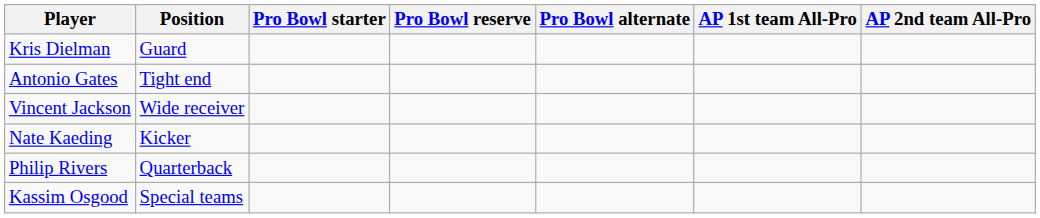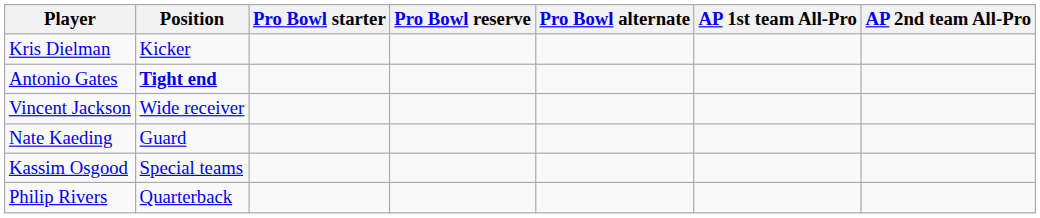(163, 49) Guard -> (165, 49) Kicker
(175, 78) normal -> (178, 78) bold
(165, 138) Kicker -> (163, 138) Guard
rows swapped: (68, 197) <-> (58, 167)
